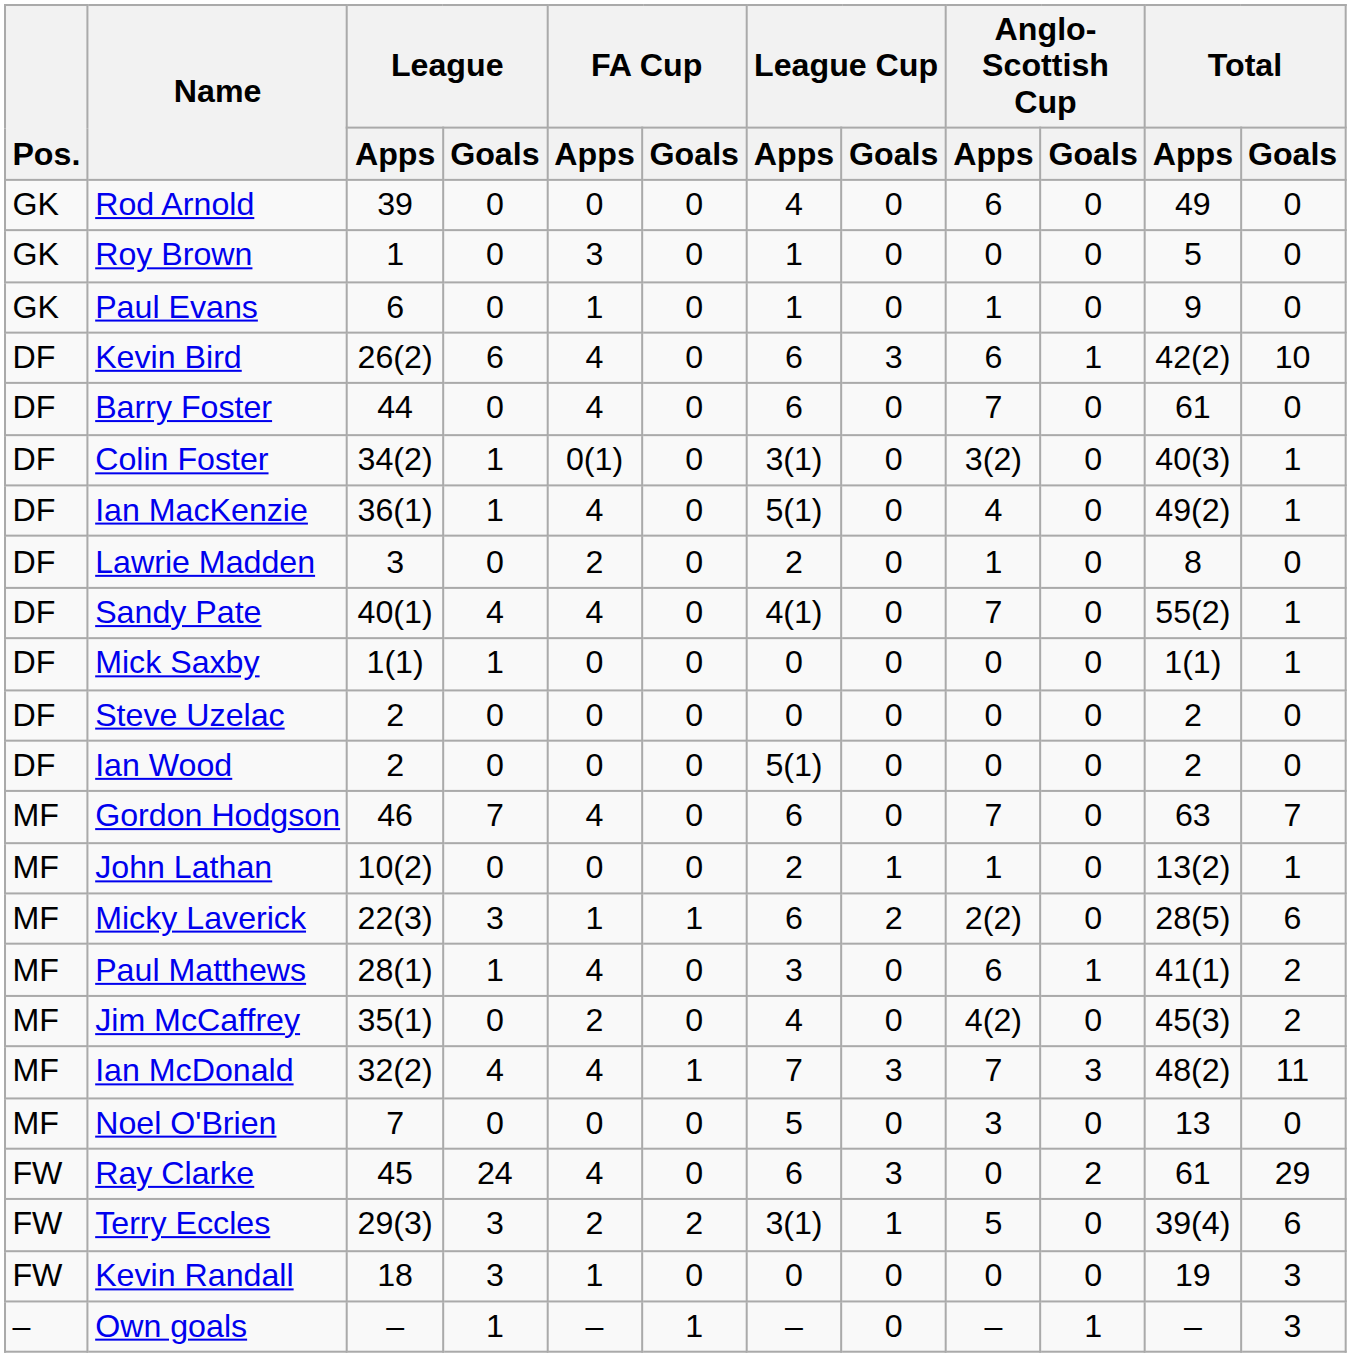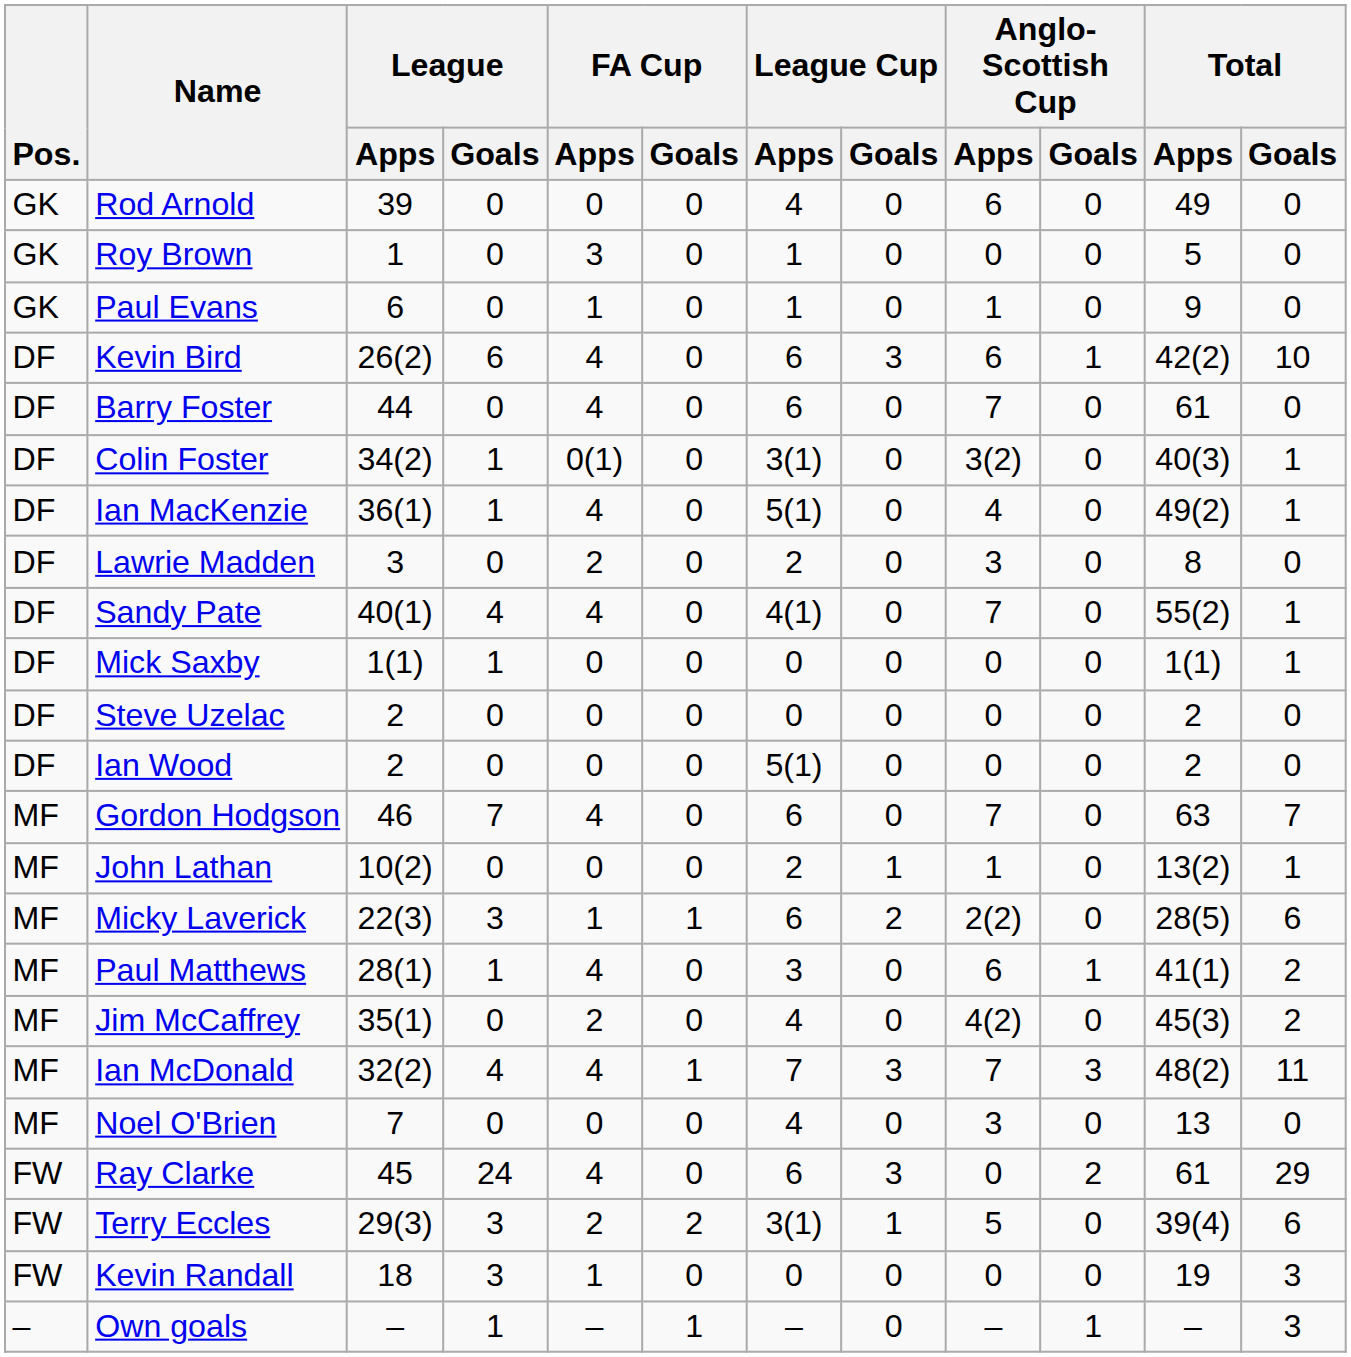(993, 561) 1 -> (993, 561) 3
(794, 1122) 5 -> (794, 1122) 4
